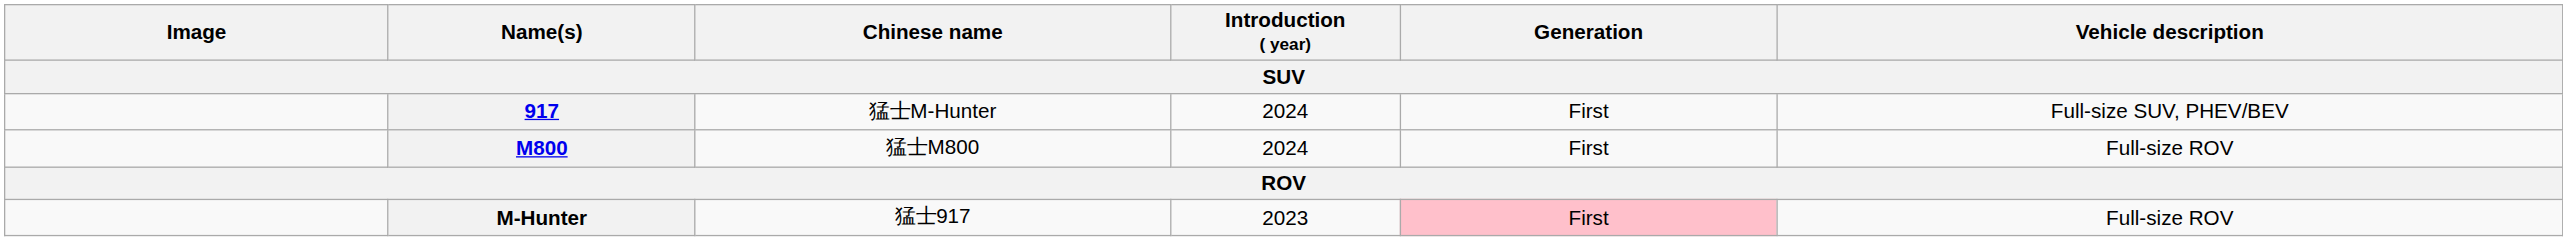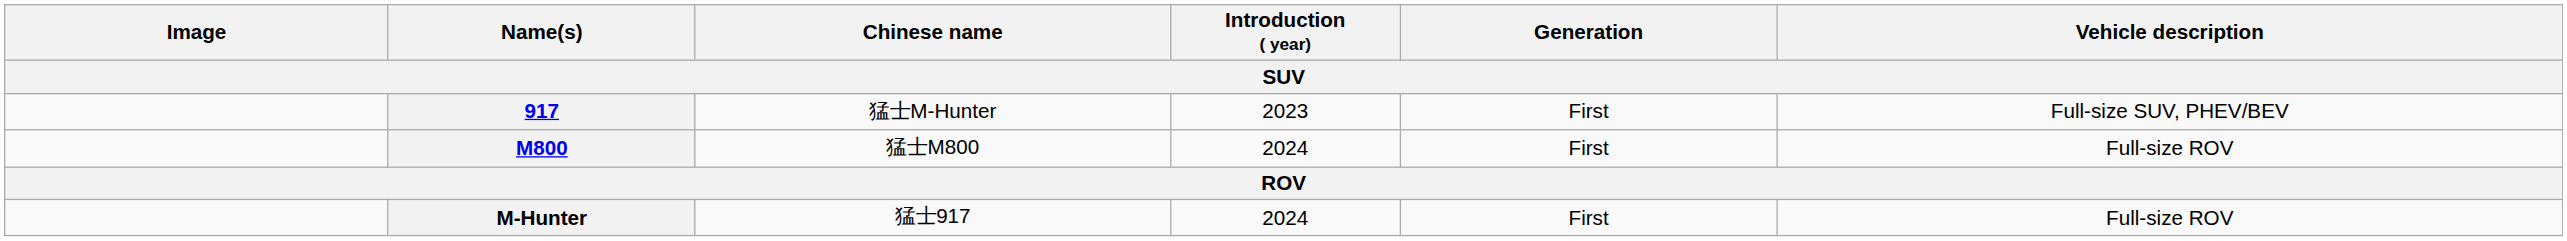(1285, 111) 2024 -> (1285, 111) 2023
(1285, 217) 2023 -> (1285, 217) 2024
(1589, 217) pink background -> (1589, 217) no background
